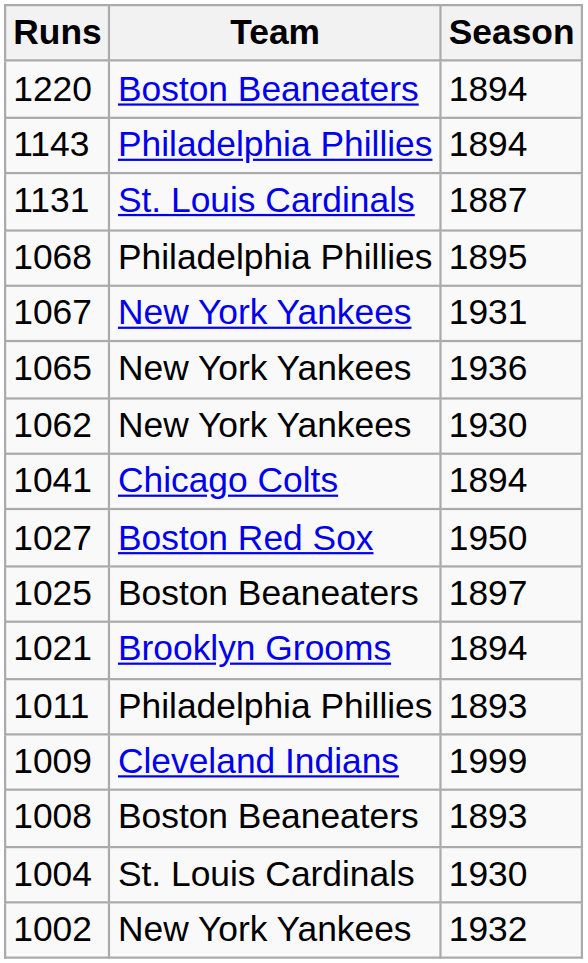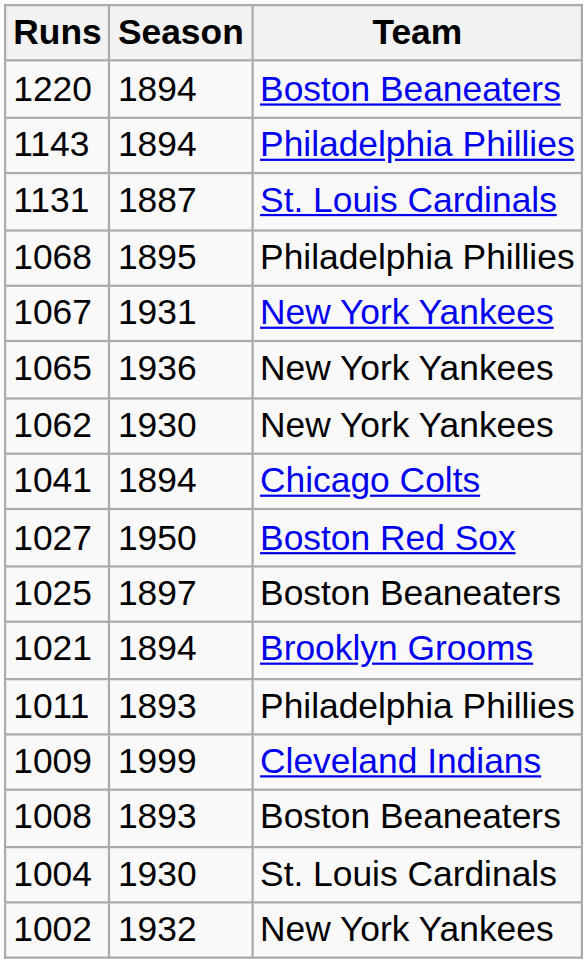columns swapped: (275, 32) <-> (512, 32)
